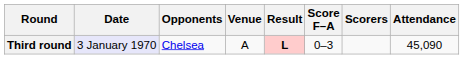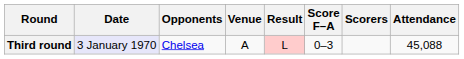(285, 44) bold -> (285, 44) normal
(424, 44) 45,090 -> (424, 44) 45,088
